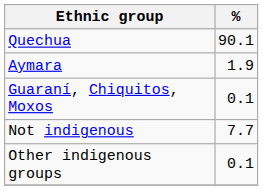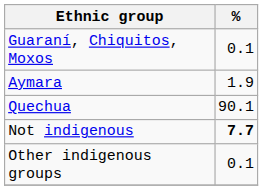rows swapped: (40, 41) <-> (93, 98)
(241, 131) normal -> (241, 131) bold
